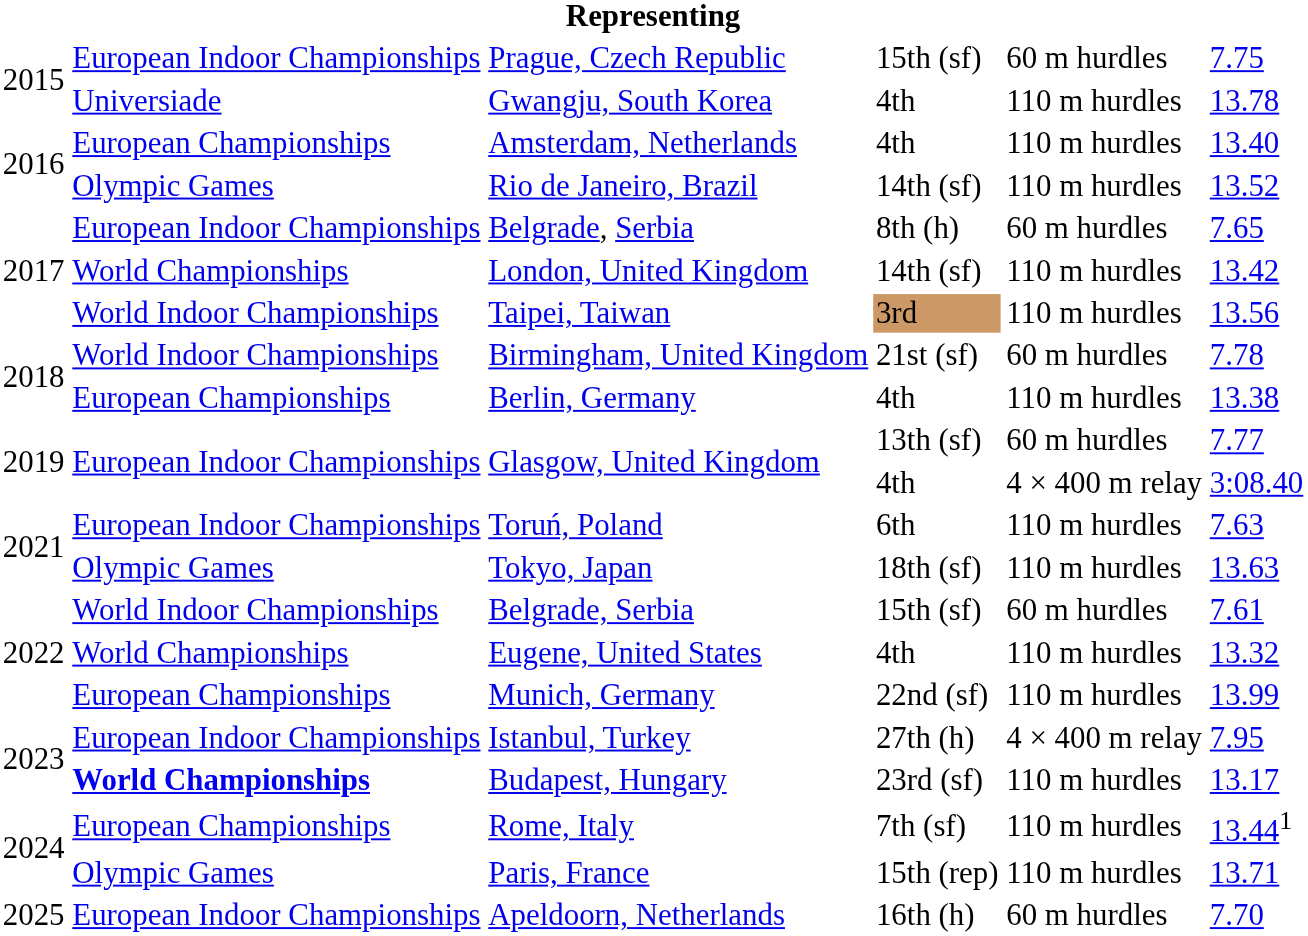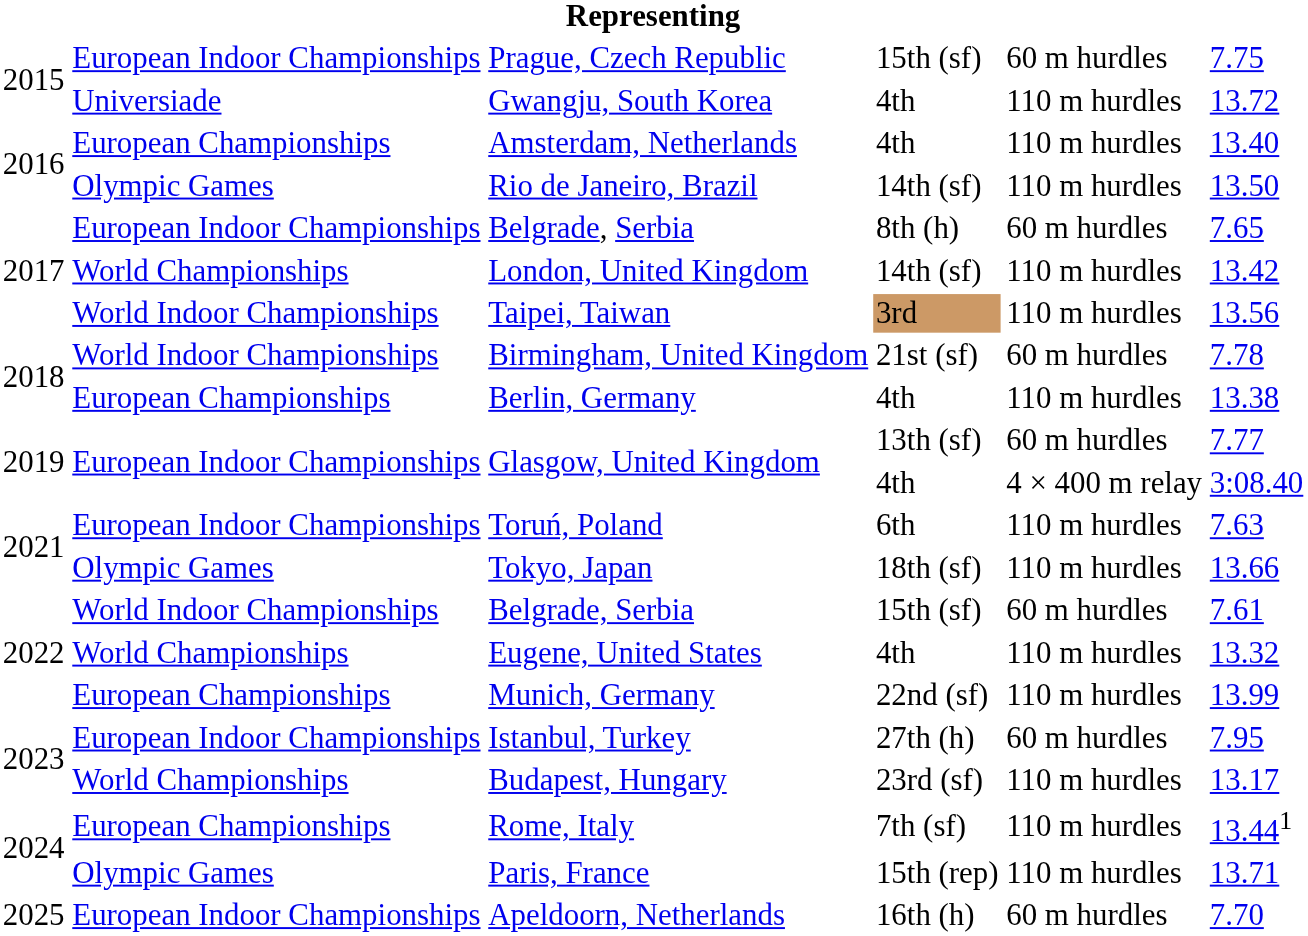(1245, 100) 13.78 -> (1245, 100) 13.72
(1245, 185) 13.52 -> (1245, 185) 13.50
(1245, 567) 13.63 -> (1245, 567) 13.66
(1104, 737) 4 × 400 m relay -> (1087, 737) 60 m hurdles
(221, 779) bold -> (210, 779) normal
